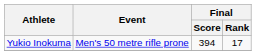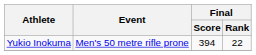(237, 43) 17 -> (237, 43) 22
